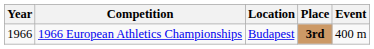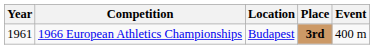(20, 34) 1966 -> (20, 34) 1961
